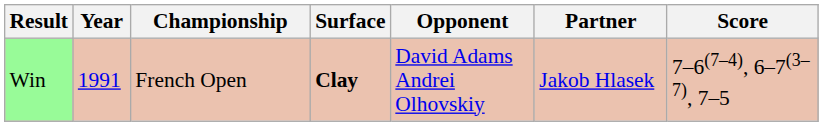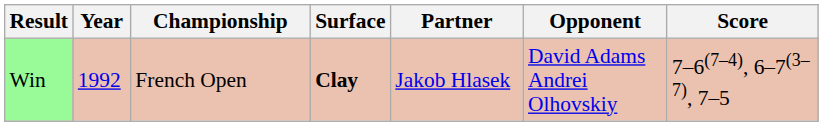columns swapped: (601, 21) <-> (462, 21)
(99, 79) 1991 -> (99, 79) 1992
